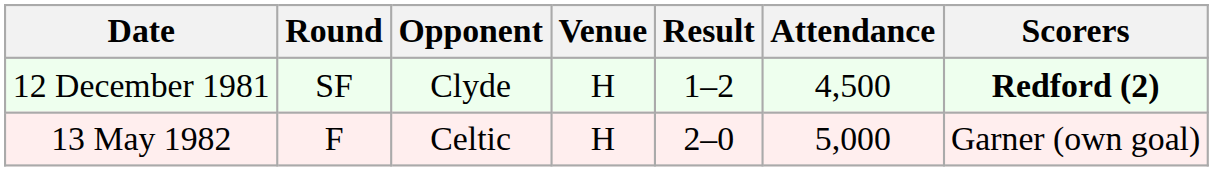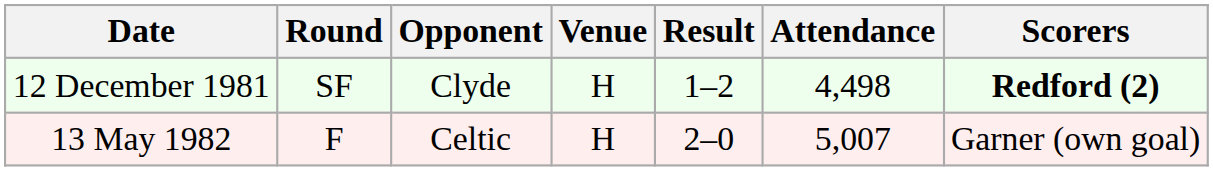(853, 84) 4,500 -> (853, 84) 4,498
(853, 138) 5,000 -> (853, 138) 5,007
